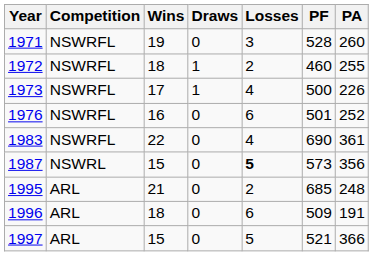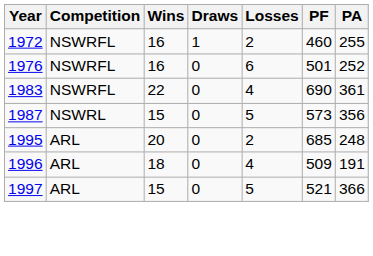- row: (25, 41)
(156, 66) 18 -> (156, 41) 16
- row: (25, 90)
(250, 164) bold -> (250, 115) normal
(156, 189) 21 -> (156, 139) 20
(250, 213) 6 -> (250, 164) 4
